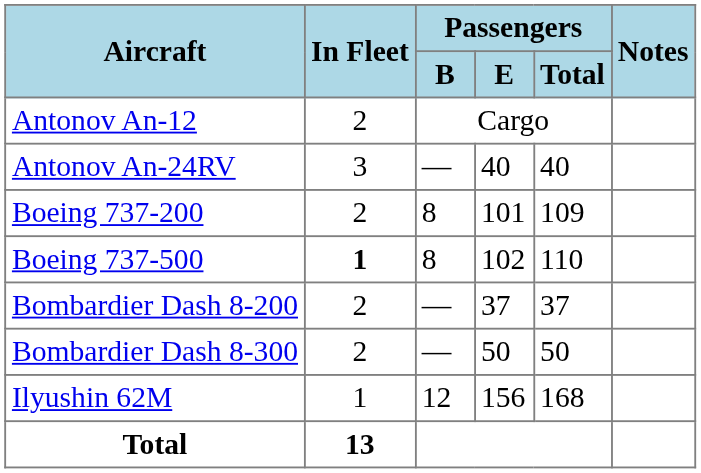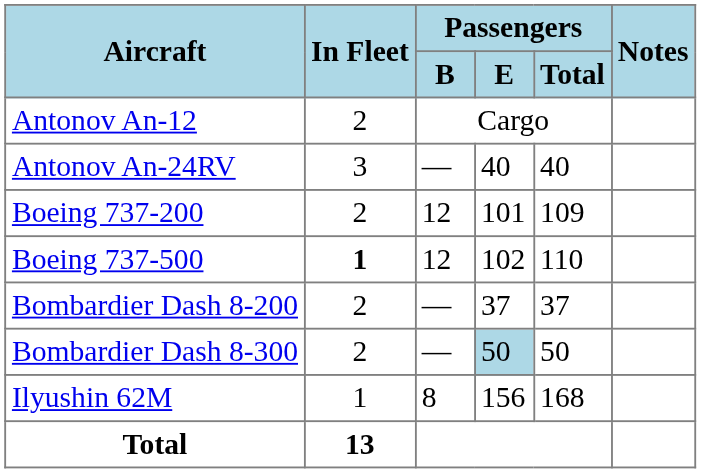(429, 212) 8 -> (437, 212) 12
(429, 258) 8 -> (437, 258) 12
(496, 351) no background -> (496, 351) lightblue background
(437, 397) 12 -> (429, 397) 8
